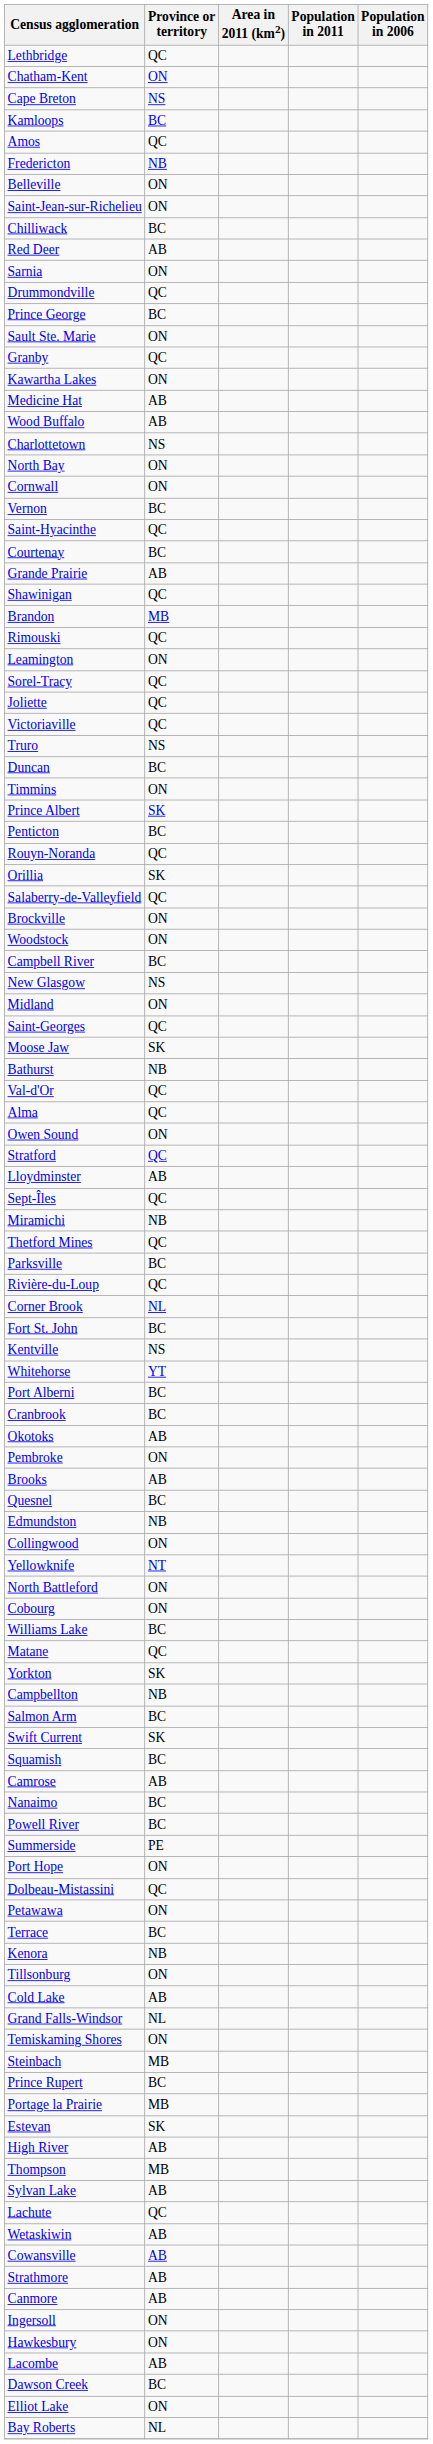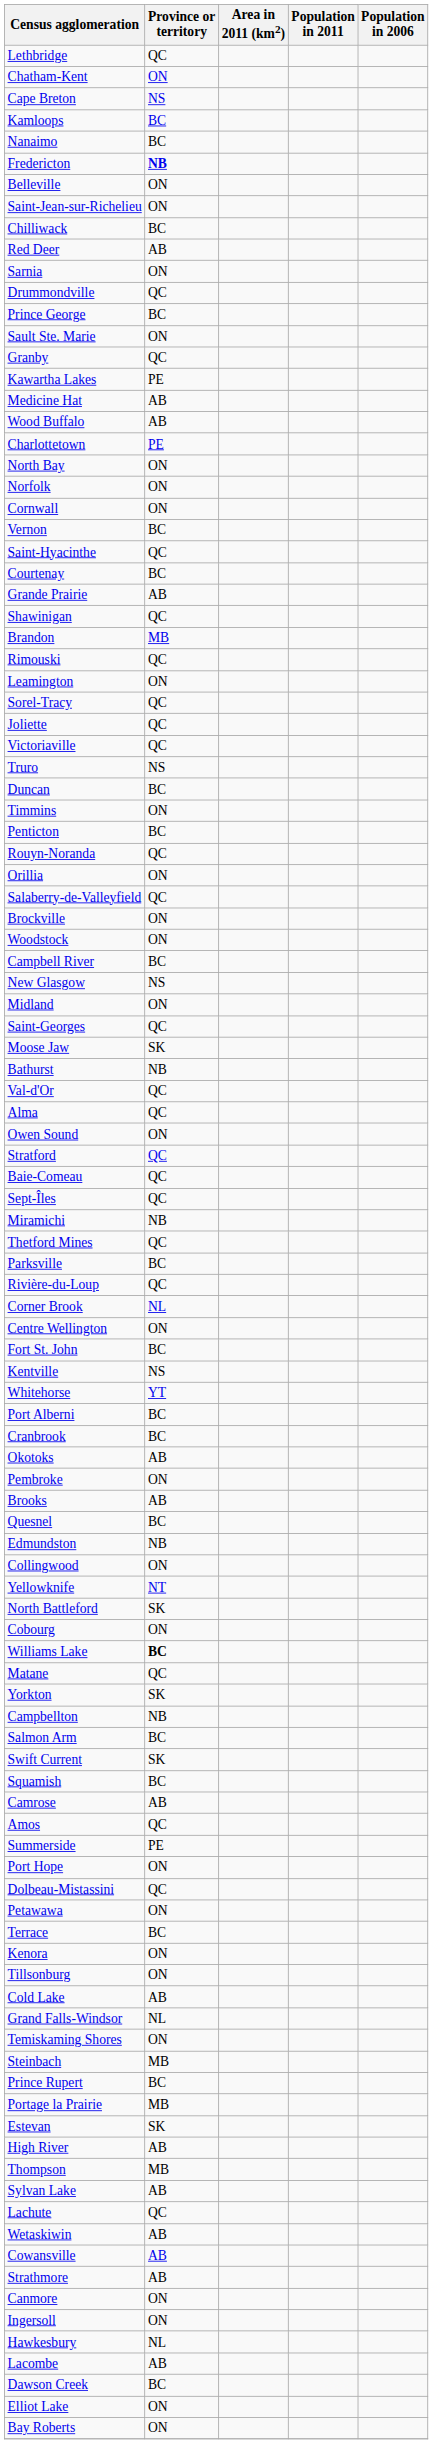rows swapped: (32, 1802) <-> (24, 142)
(157, 163) normal -> (157, 163) bold
(158, 379) ON -> (156, 379) PE
(157, 444) NS -> (156, 444) PE
+ row: (29, 487)
- row: (44, 810)
(157, 875) SK -> (158, 875) ON
- row: (44, 1177)
+ row: (45, 1177)
+ row: (57, 1328)
(158, 1587) ON -> (157, 1608) SK
(157, 1630) normal -> (157, 1651) bold
- row: (43, 1824)
(157, 1953) NB -> (158, 1953) ON
(157, 2298) AB -> (158, 2298) ON
(158, 2342) ON -> (157, 2342) NL
(157, 2428) NL -> (158, 2428) ON
